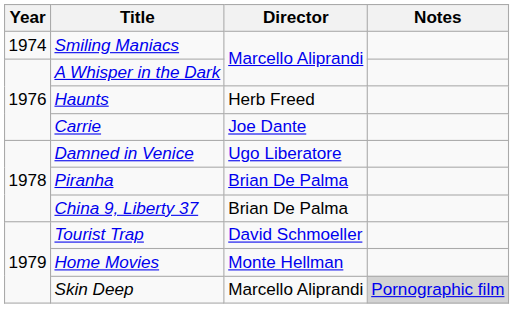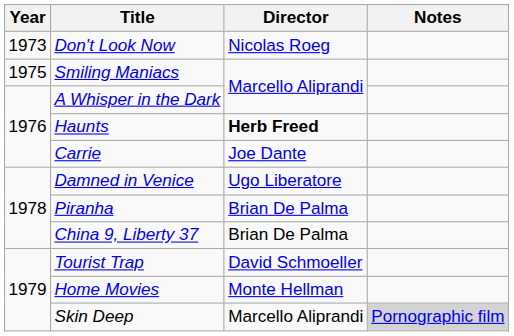+ row: (115, 45)
(28, 45) 1974 -> (28, 72) 1975
(272, 99) normal -> (273, 126) bold
